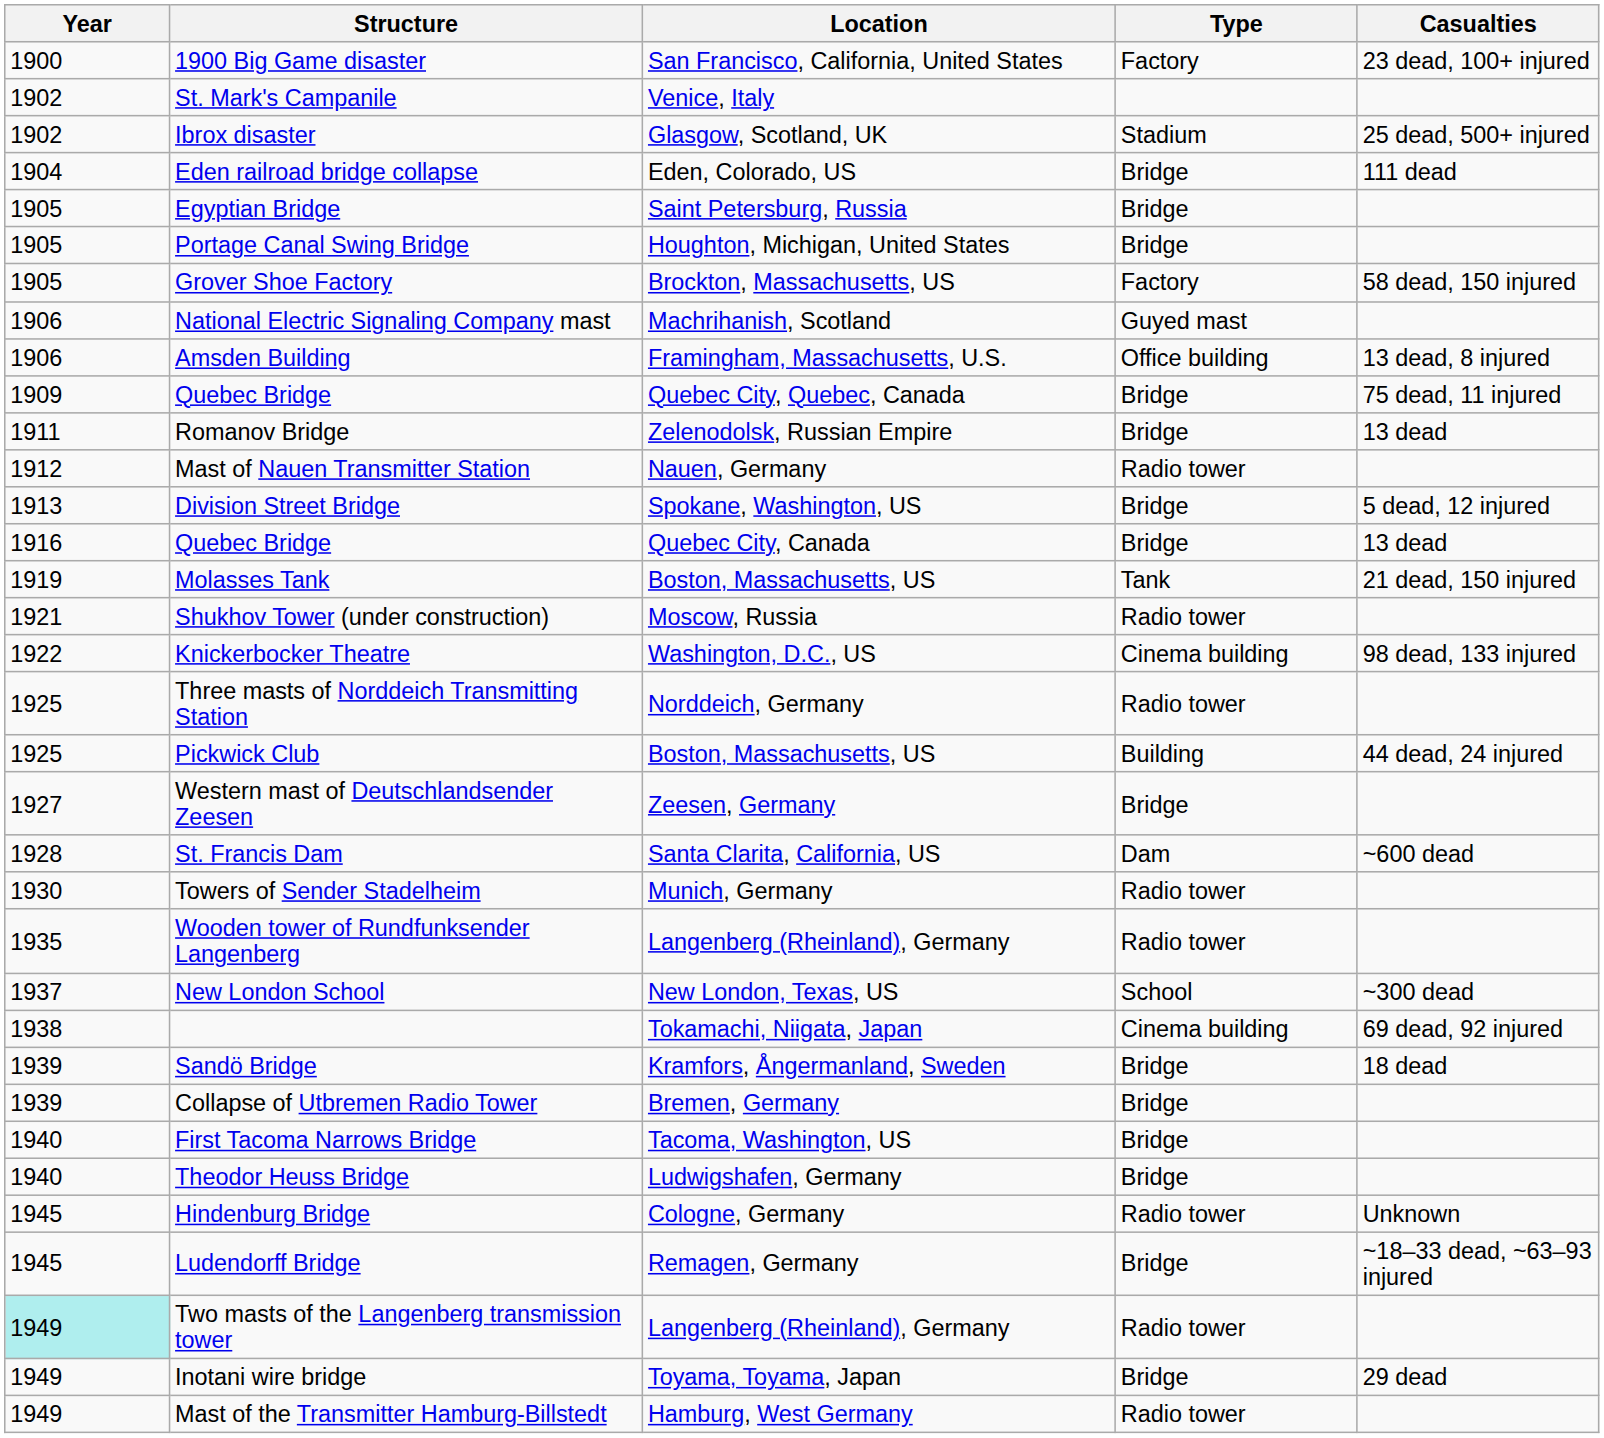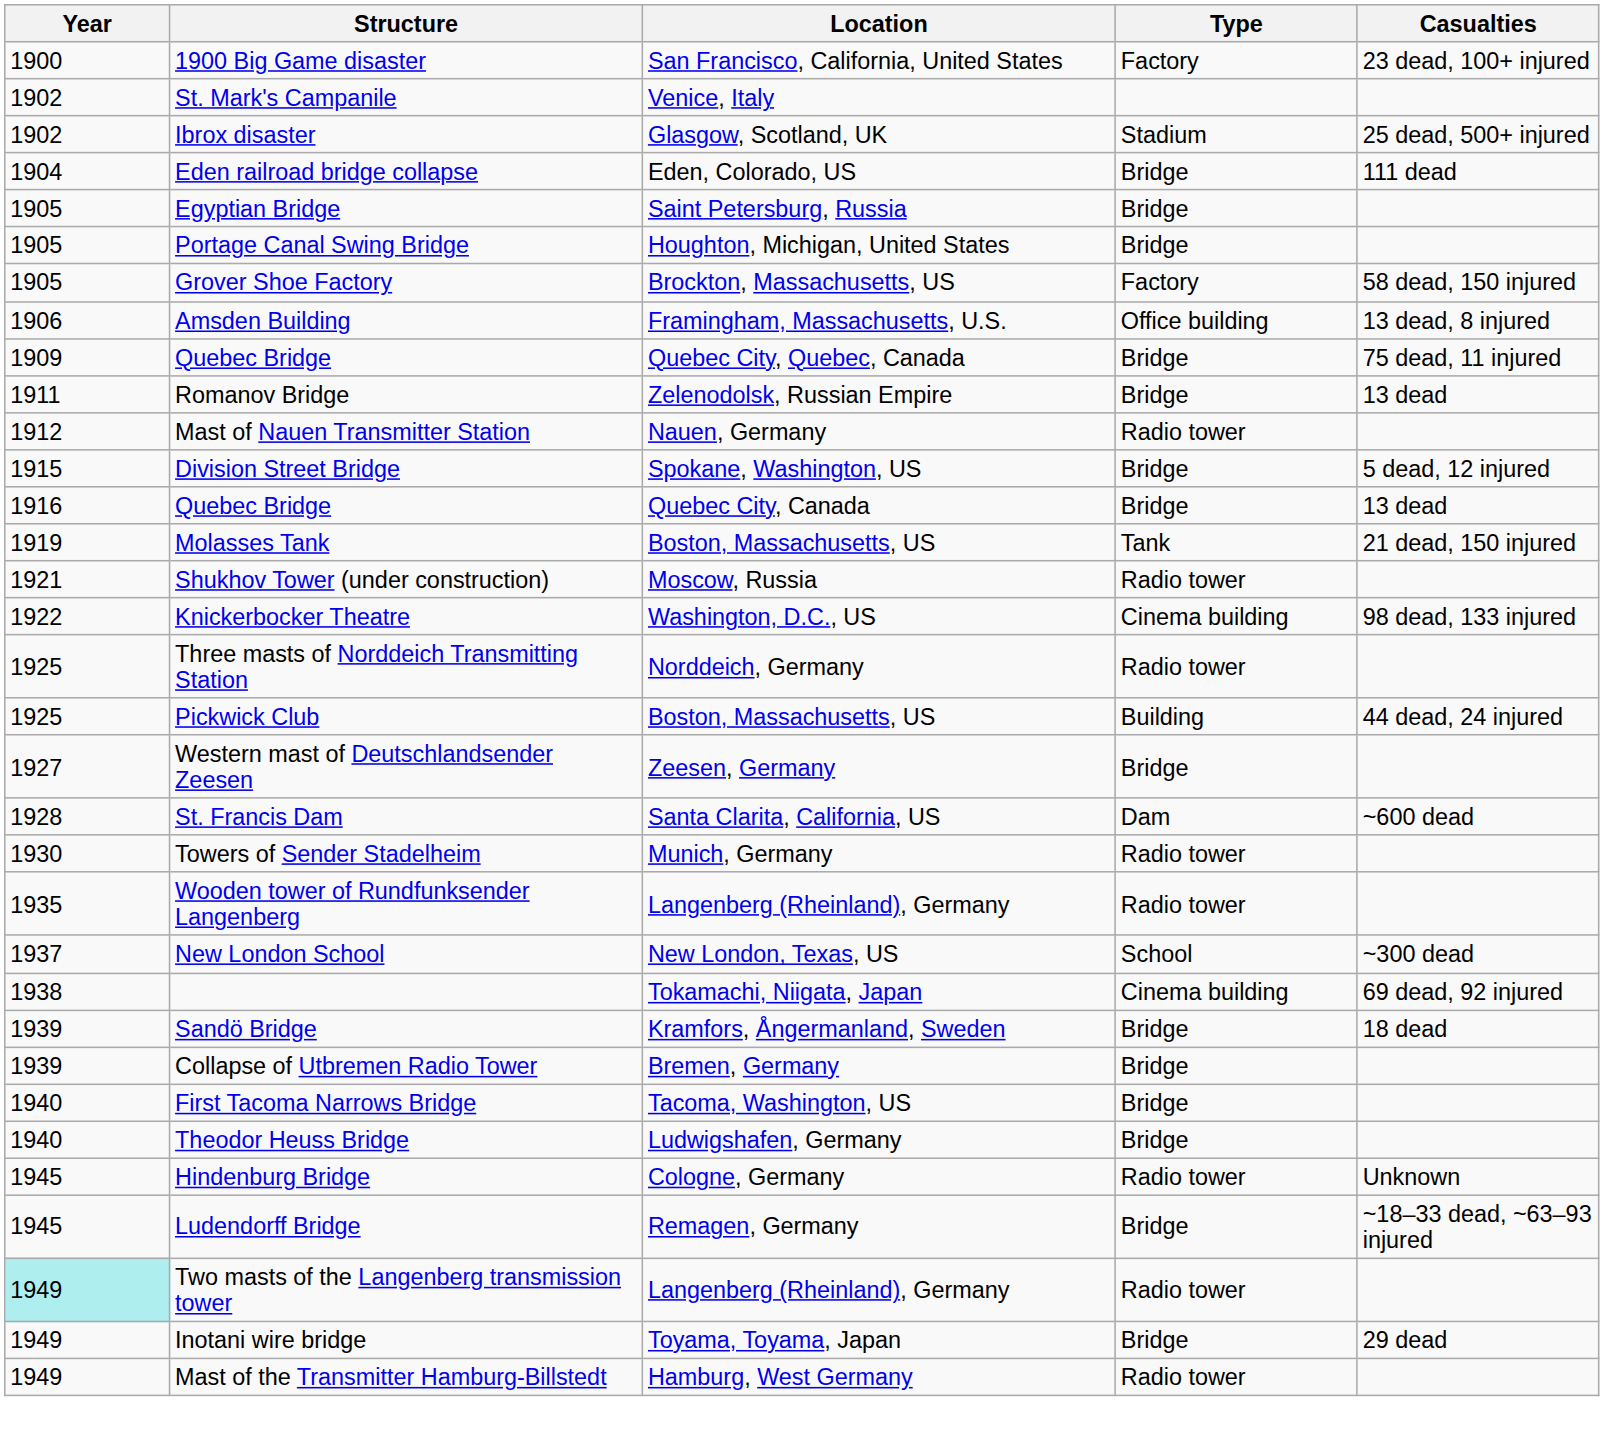- row: (393, 320)
(36, 505) 1913 -> (36, 468) 1915
